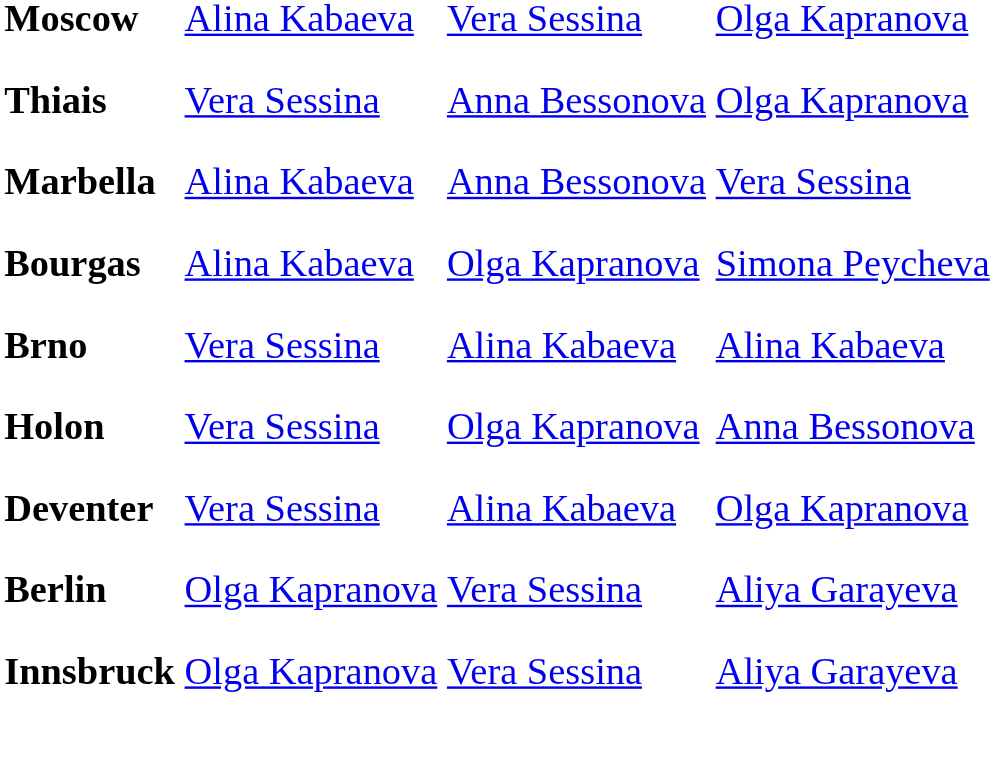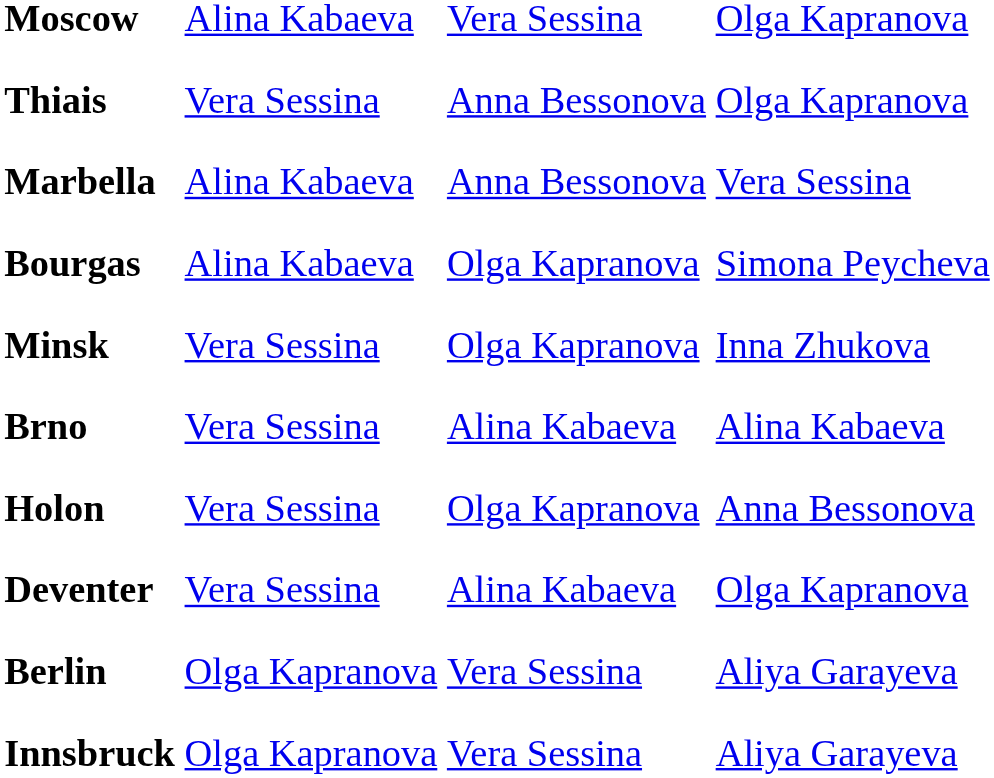+ row: (56, 344)
